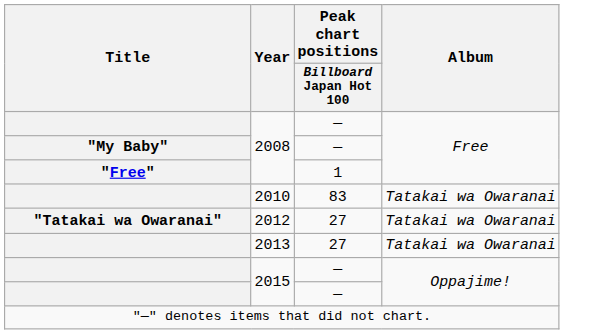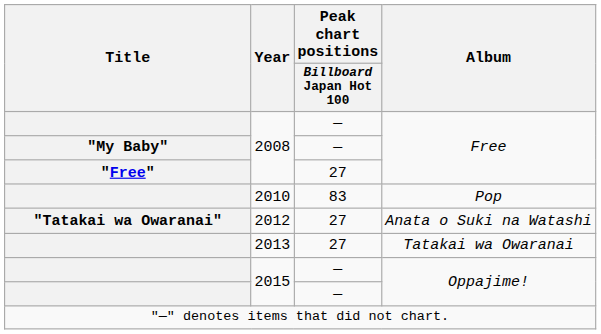(338, 172) 1 -> (338, 172) 27
(471, 196) Tatakai wa Owaranai -> (488, 196) Pop
(471, 221) Tatakai wa Owaranai -> (488, 221) Anata o Suki na Watashi
